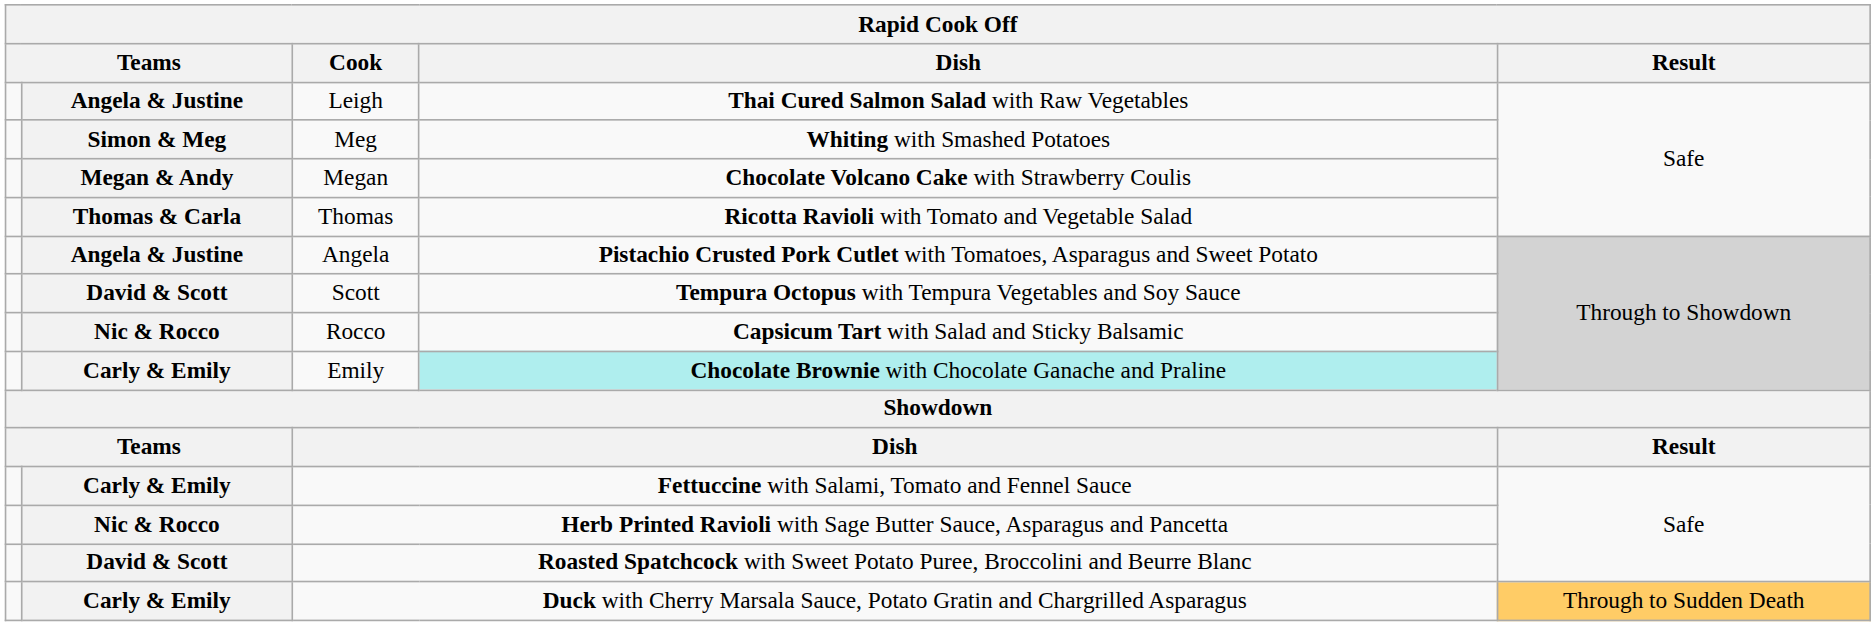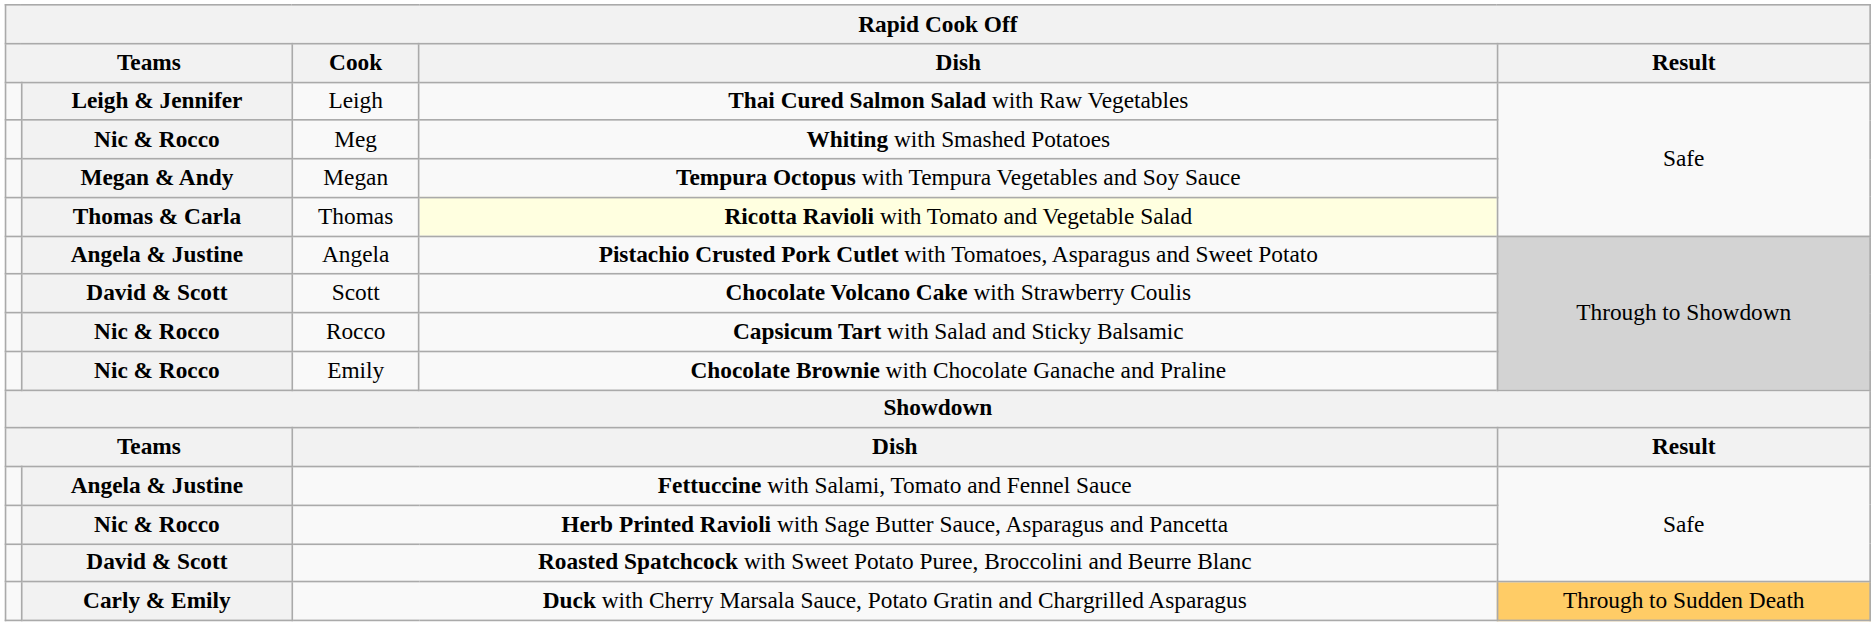(157, 100) Angela & Justine -> (157, 100) Leigh & Jennifer
(157, 139) Simon & Meg -> (157, 139) Nic & Rocco
(958, 177) Chocolate Volcano Cake with Strawberry Coulis -> (958, 177) Tempura Octopus with Tempura Vegetables and Soy Sauce
(958, 216) no background -> (958, 216) lightyellow background
(958, 293) Tempura Octopus with Tempura Vegetables and Soy Sauce -> (958, 293) Chocolate Volcano Cake with Strawberry Coulis
(157, 370) Carly & Emily -> (157, 370) Nic & Rocco
(958, 370) paleturquoise background -> (958, 370) no background
(157, 485) Carly & Emily -> (157, 485) Angela & Justine
